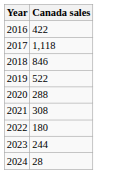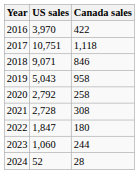+ column: (51, 12)
(40, 78) 522 -> (82, 78) 958
(40, 95) 288 -> (82, 95) 258
